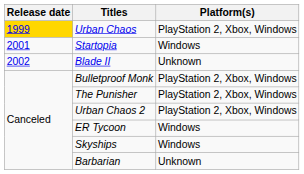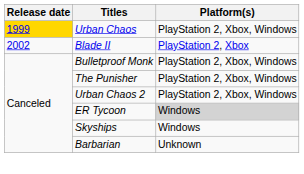- row: (96, 45)
(180, 62) Unknown -> (203, 45) PlayStation 2, Xbox
(179, 128) no background -> (179, 111) lightgrey background
